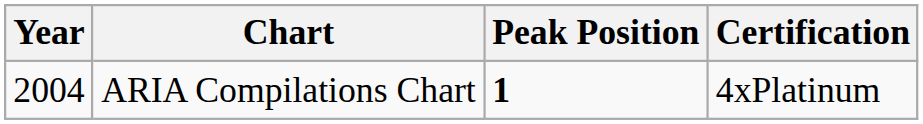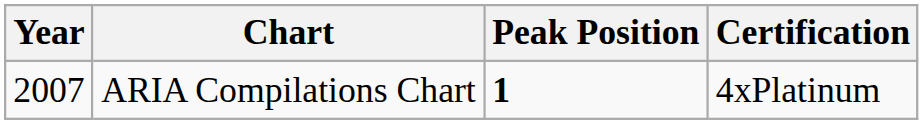(49, 89) 2004 -> (49, 89) 2007
